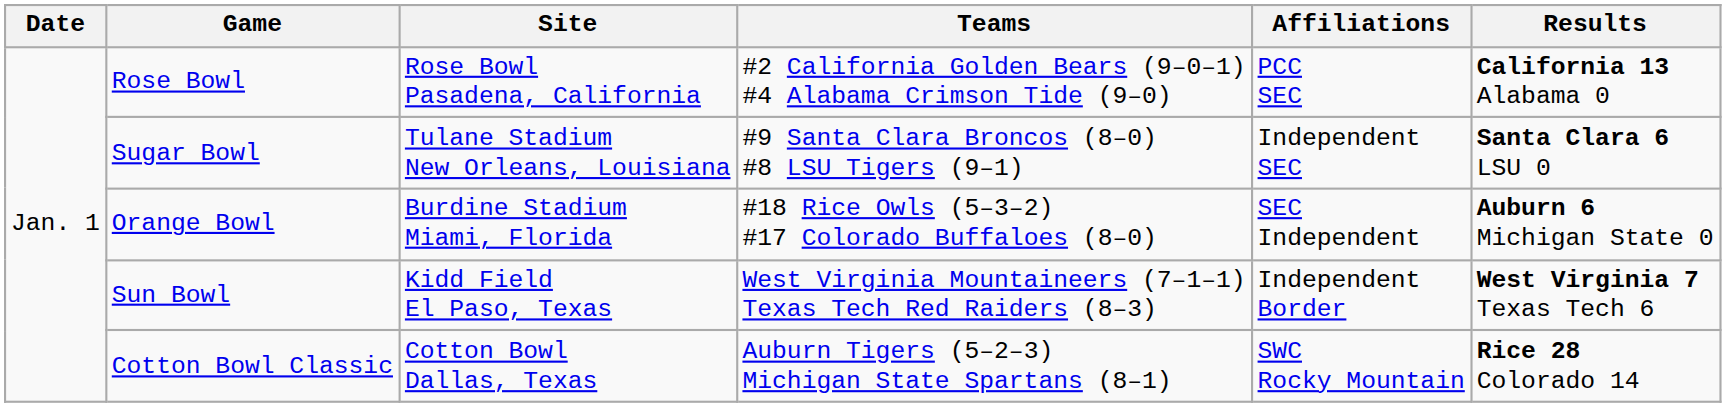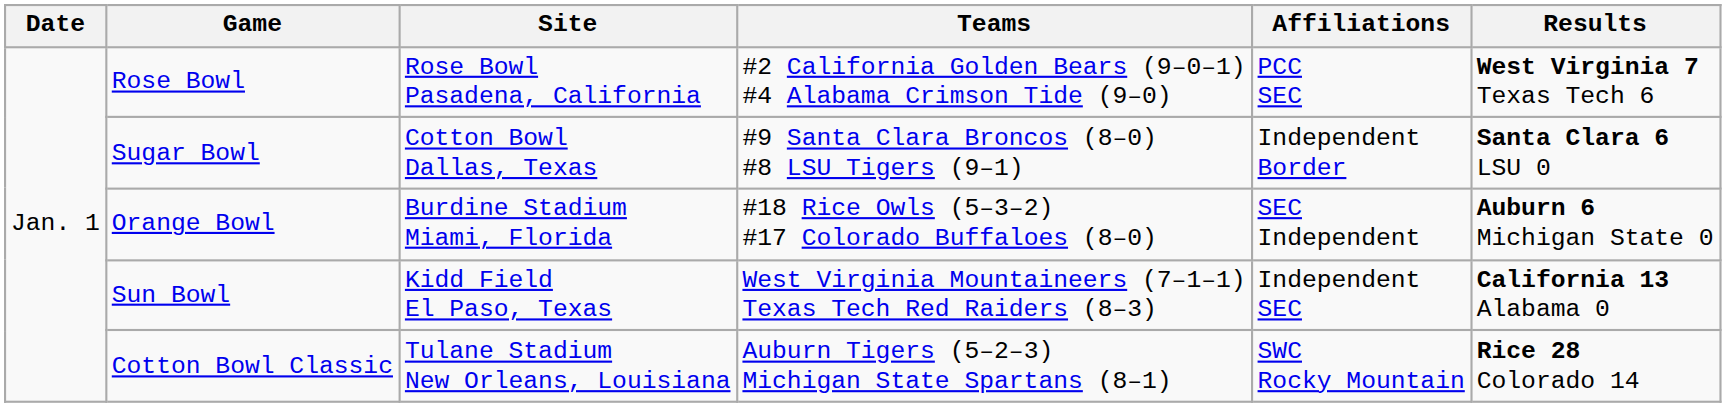(1573, 82) California 13 Alabama 0 -> (1588, 82) West Virginia 7 Texas Tech 6
(568, 153) Tulane Stadium New Orleans, Louisiana -> (501, 153) Cotton Bowl Dallas, Texas
(1339, 153) Independent SEC -> (1339, 153) Independent Border
(1339, 295) Independent Border -> (1339, 295) Independent SEC
(1588, 295) West Virginia 7 Texas Tech 6 -> (1573, 295) California 13 Alabama 0
(501, 366) Cotton Bowl Dallas, Texas -> (568, 366) Tulane Stadium New Orleans, Louisiana
